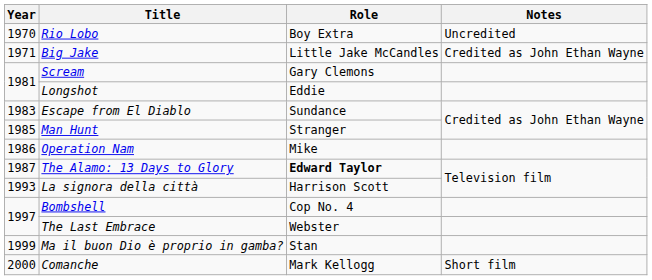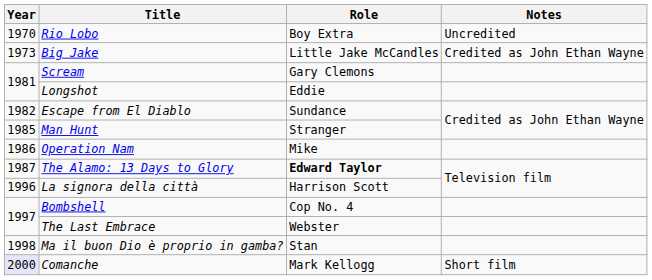(22, 53) 1971 -> (22, 53) 1973
(22, 110) 1983 -> (22, 110) 1982
(22, 188) 1993 -> (22, 188) 1996
(22, 245) 1999 -> (22, 245) 1998
(22, 265) no background -> (22, 265) lavender background
